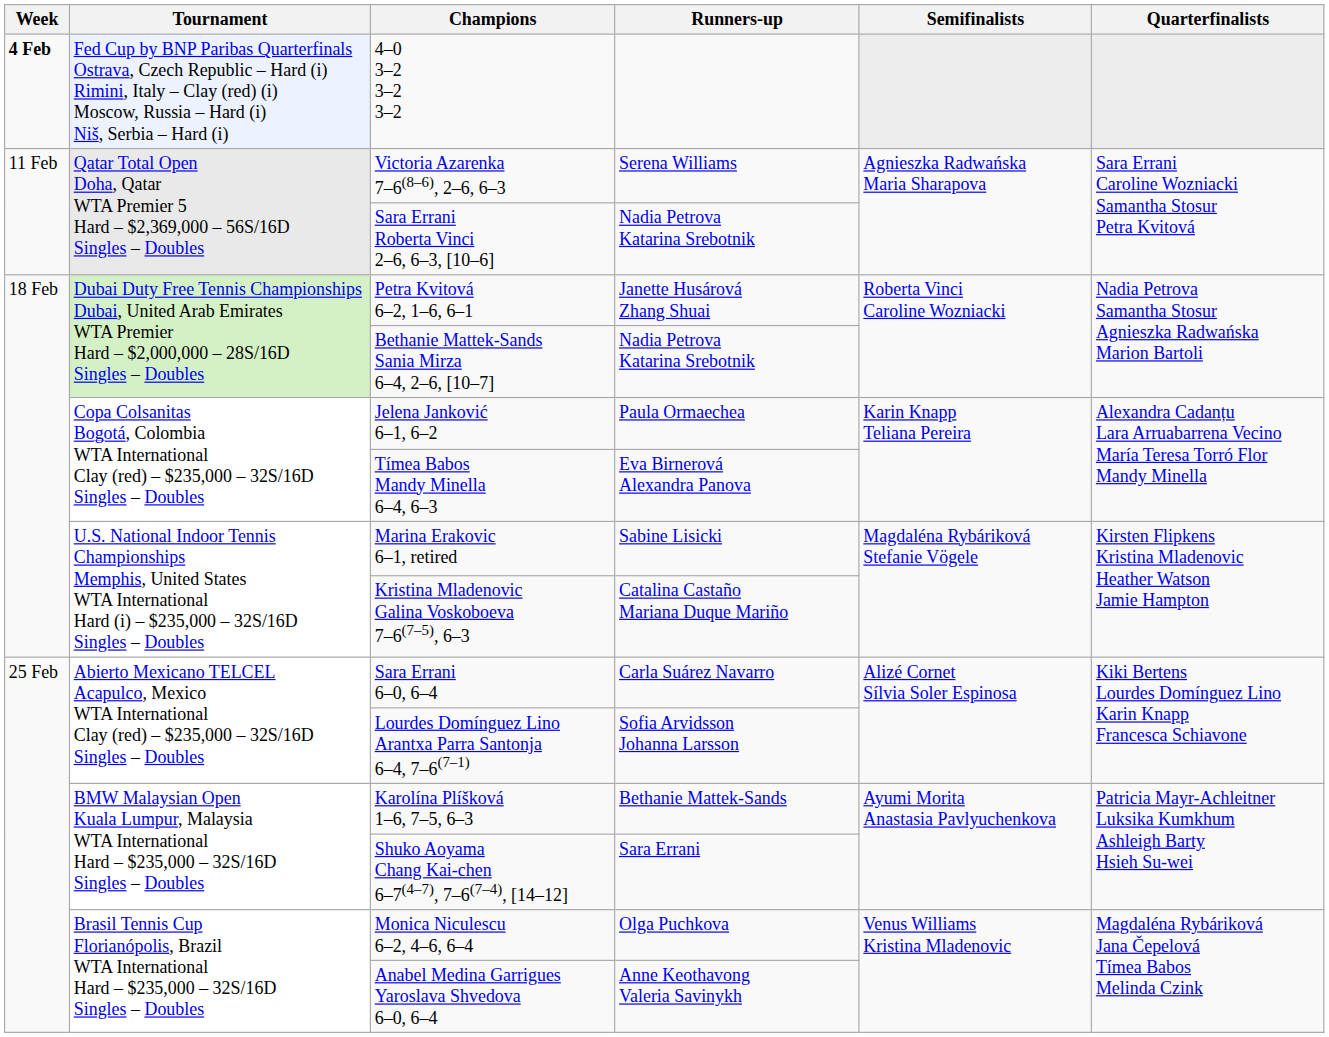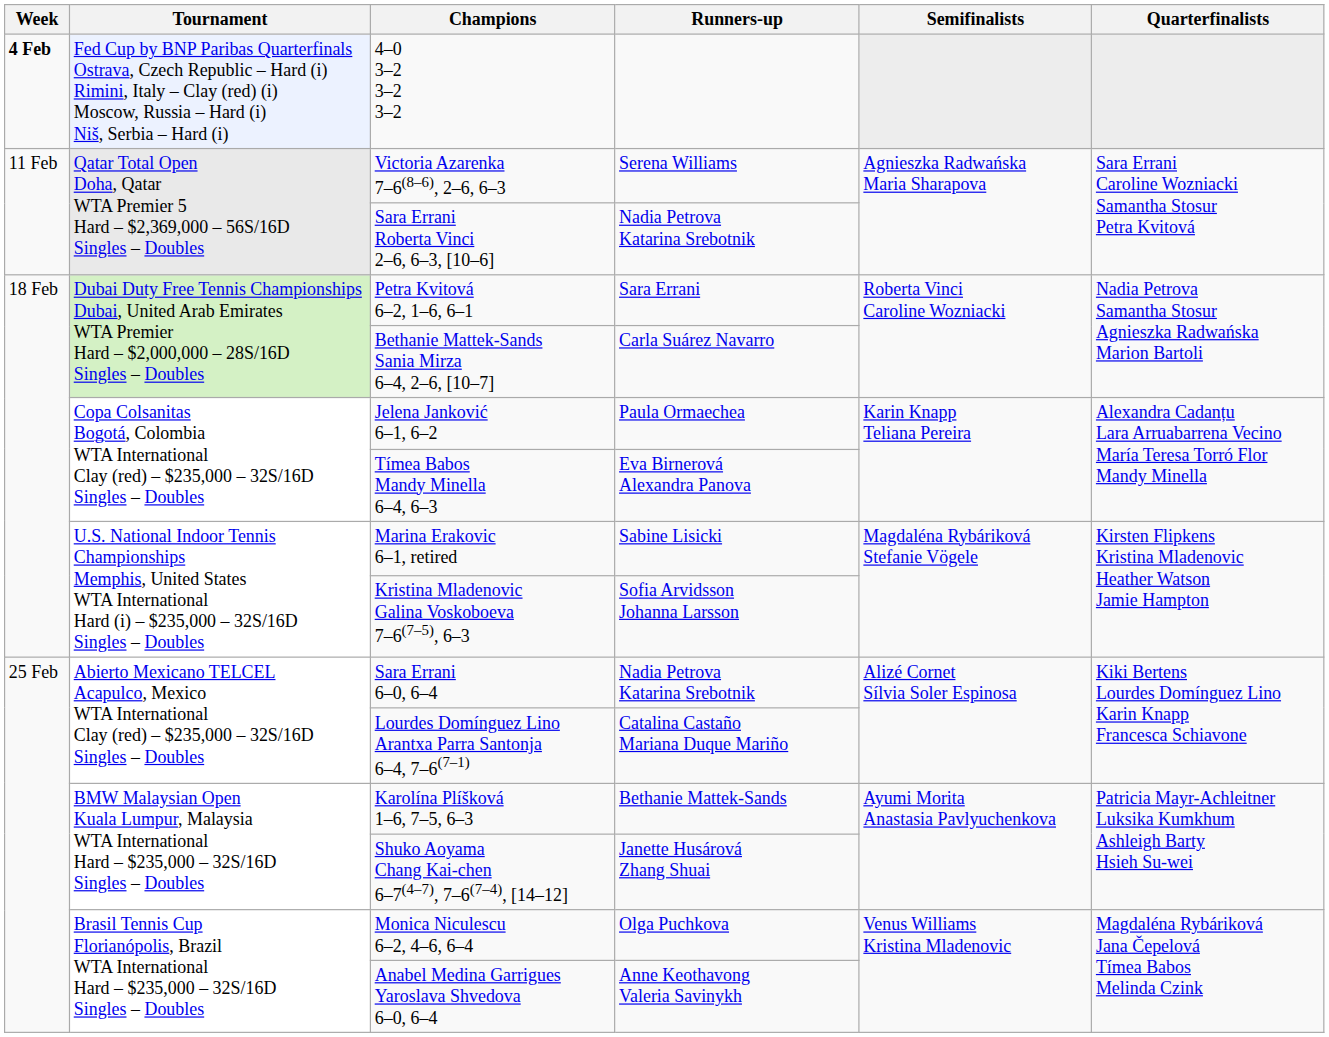(680, 300) Janette Husárová Zhang Shuai -> (660, 290) Sara Errani
(687, 351) Nadia Petrova Katarina Srebotnik -> (697, 340) Carla Suárez Navarro
(704, 600) Catalina Castaño Mariana Duque Mariño -> (679, 600) Sofia Arvidsson Johanna Larsson
(697, 671) Carla Suárez Navarro -> (687, 682) Nadia Petrova Katarina Srebotnik
(679, 733) Sofia Arvidsson Johanna Larsson -> (704, 733) Catalina Castaño Mariana Duque Mariño
(660, 848) Sara Errani -> (680, 859) Janette Husárová Zhang Shuai
